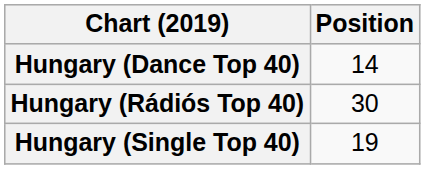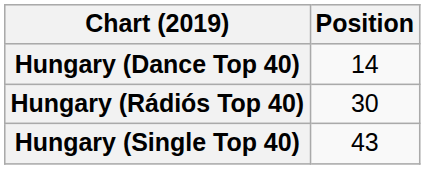(365, 143) 19 -> (365, 143) 43
